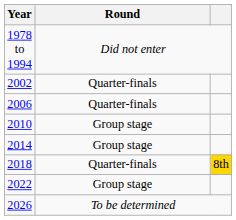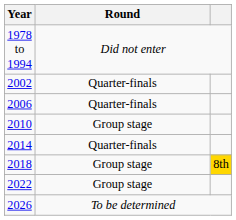(122, 144) Group stage -> (122, 144) Quarter-finals
(122, 165) Quarter-finals -> (122, 165) Group stage
